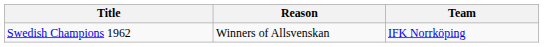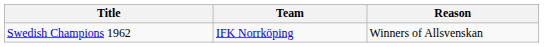columns swapped: (462, 13) <-> (299, 13)
